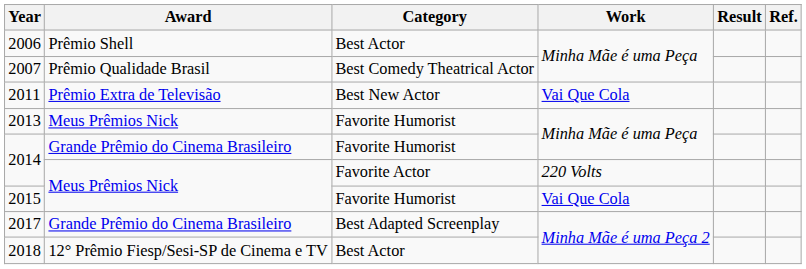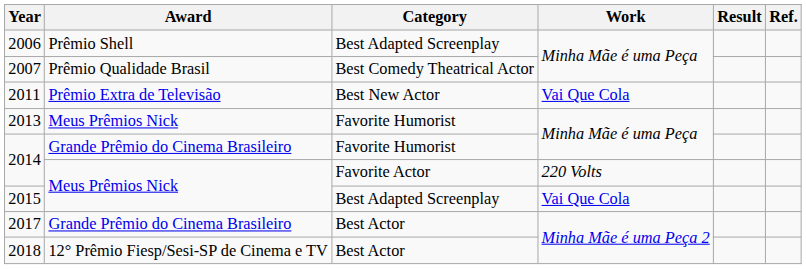(370, 43) Best Actor -> (417, 43) Best Adapted Screenplay
(395, 198) Favorite Humorist -> (417, 198) Best Adapted Screenplay
(417, 224) Best Adapted Screenplay -> (370, 224) Best Actor
